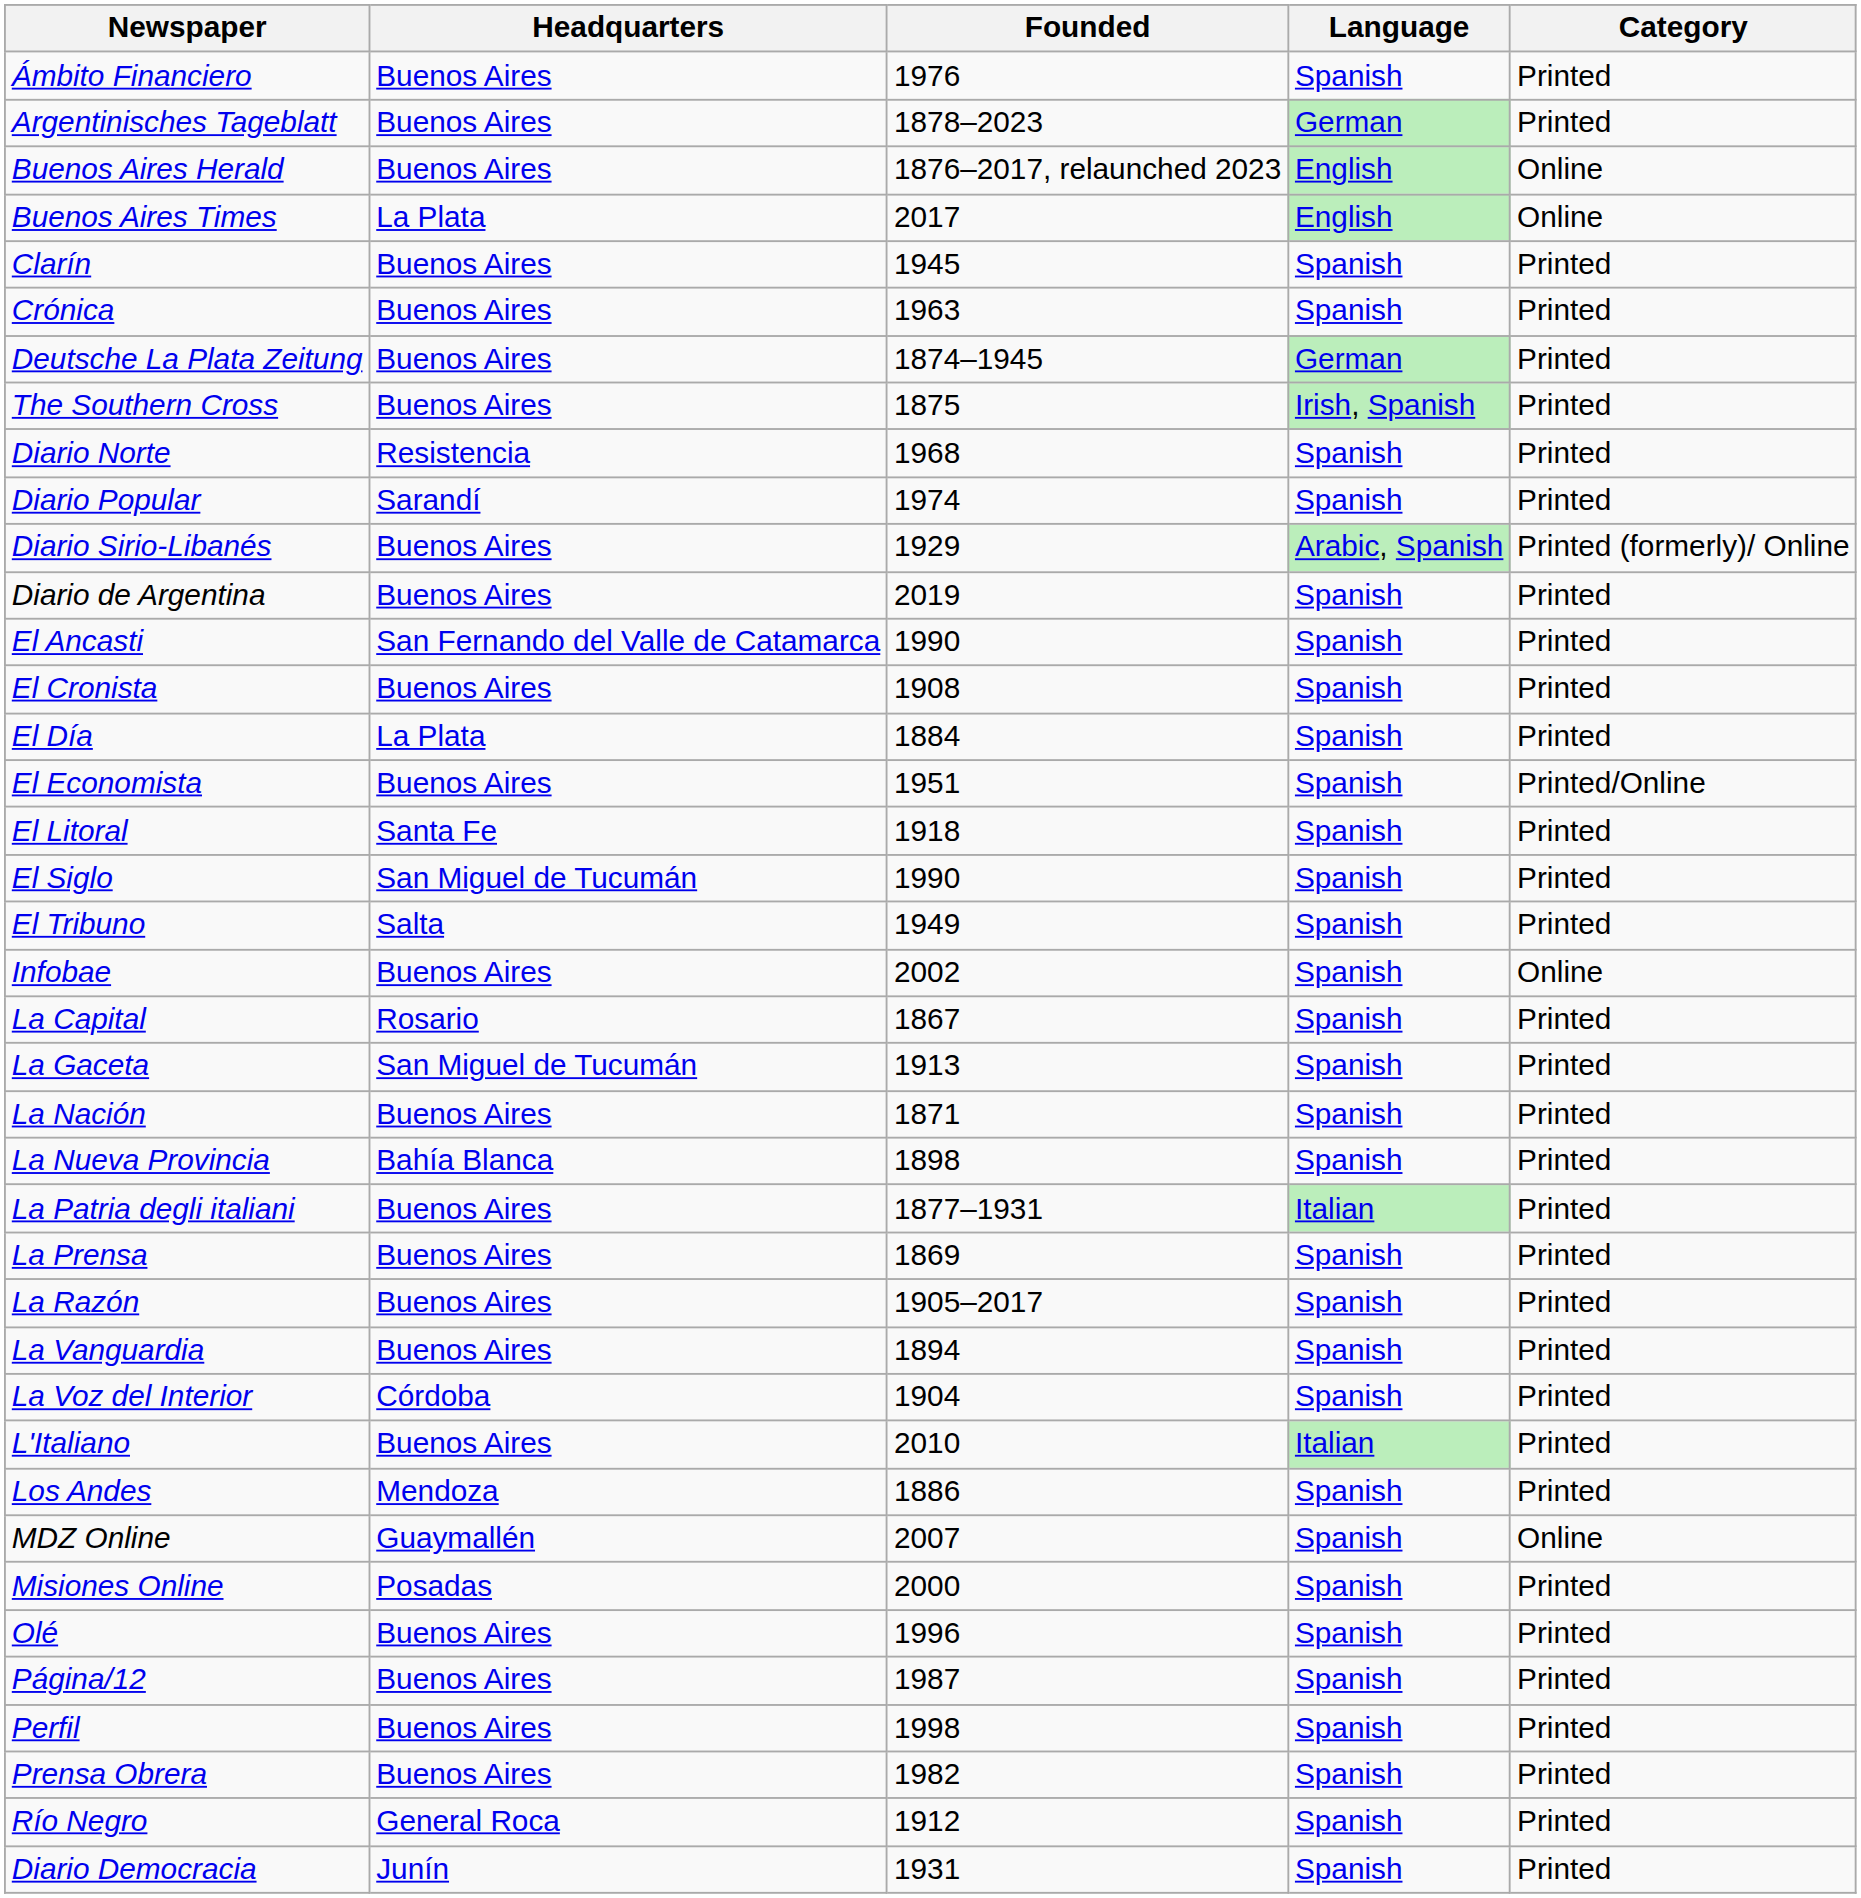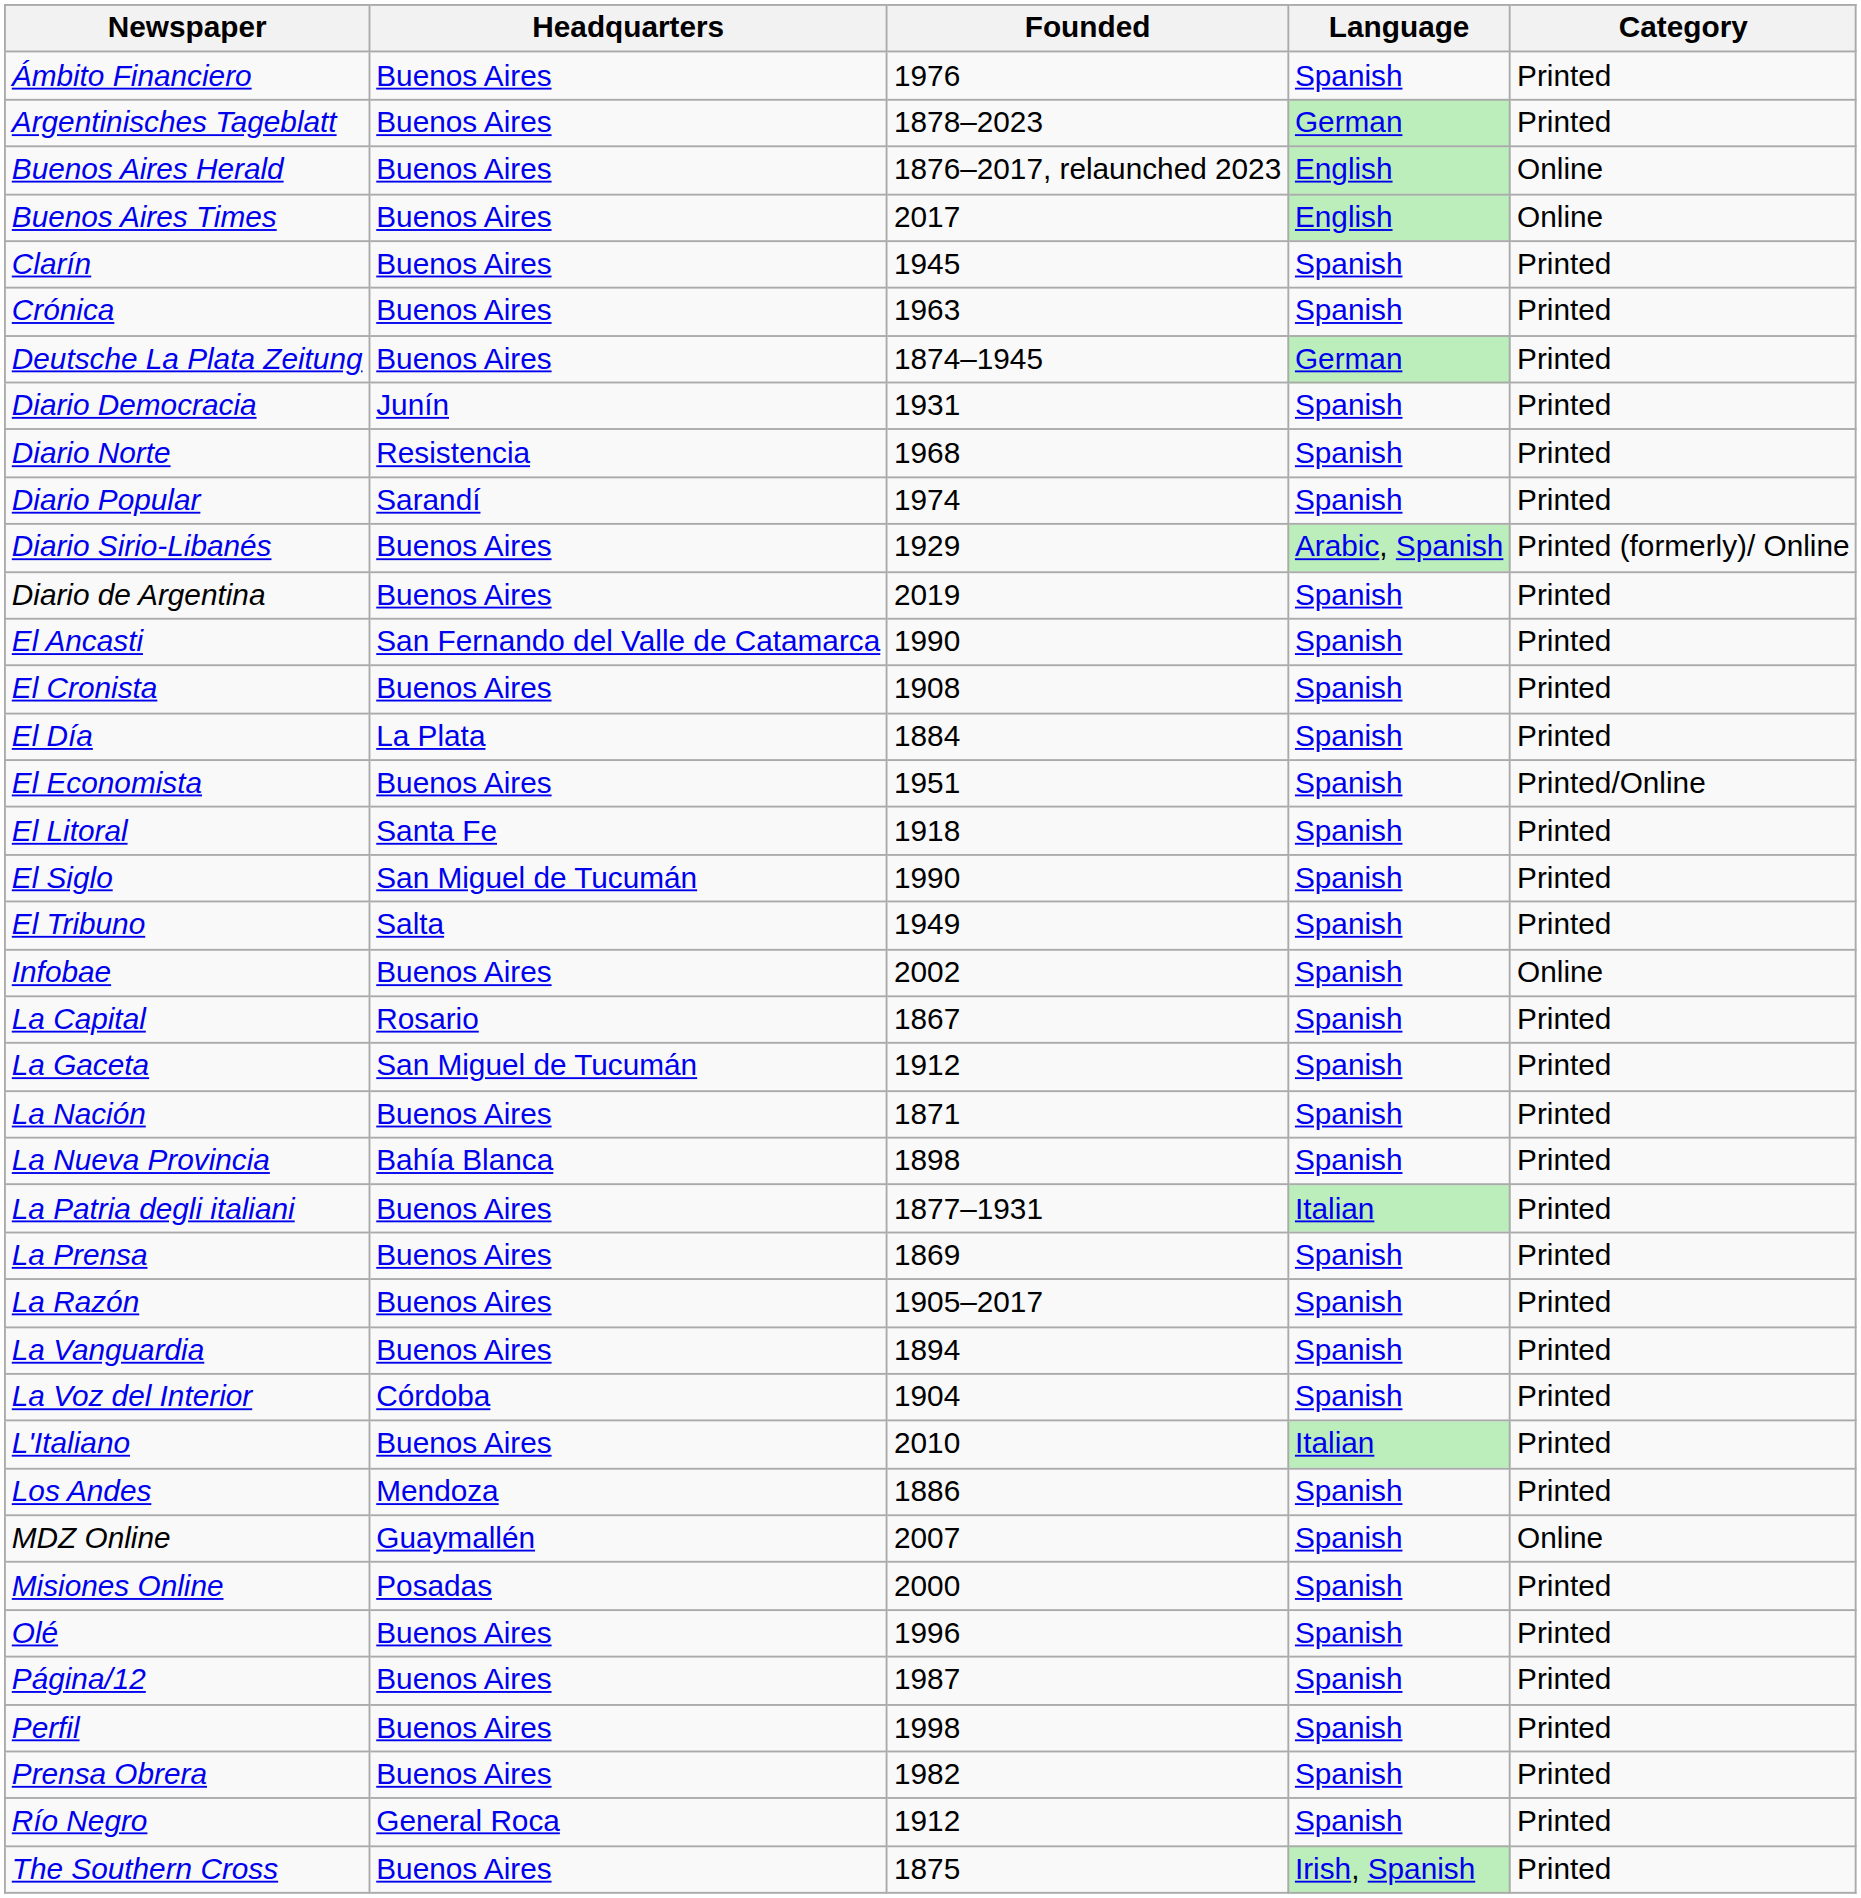(431, 216) La Plata -> (464, 216) Buenos Aires
rows swapped: (134, 1868) <-> (145, 405)
(927, 1066) 1913 -> (927, 1066) 1912
